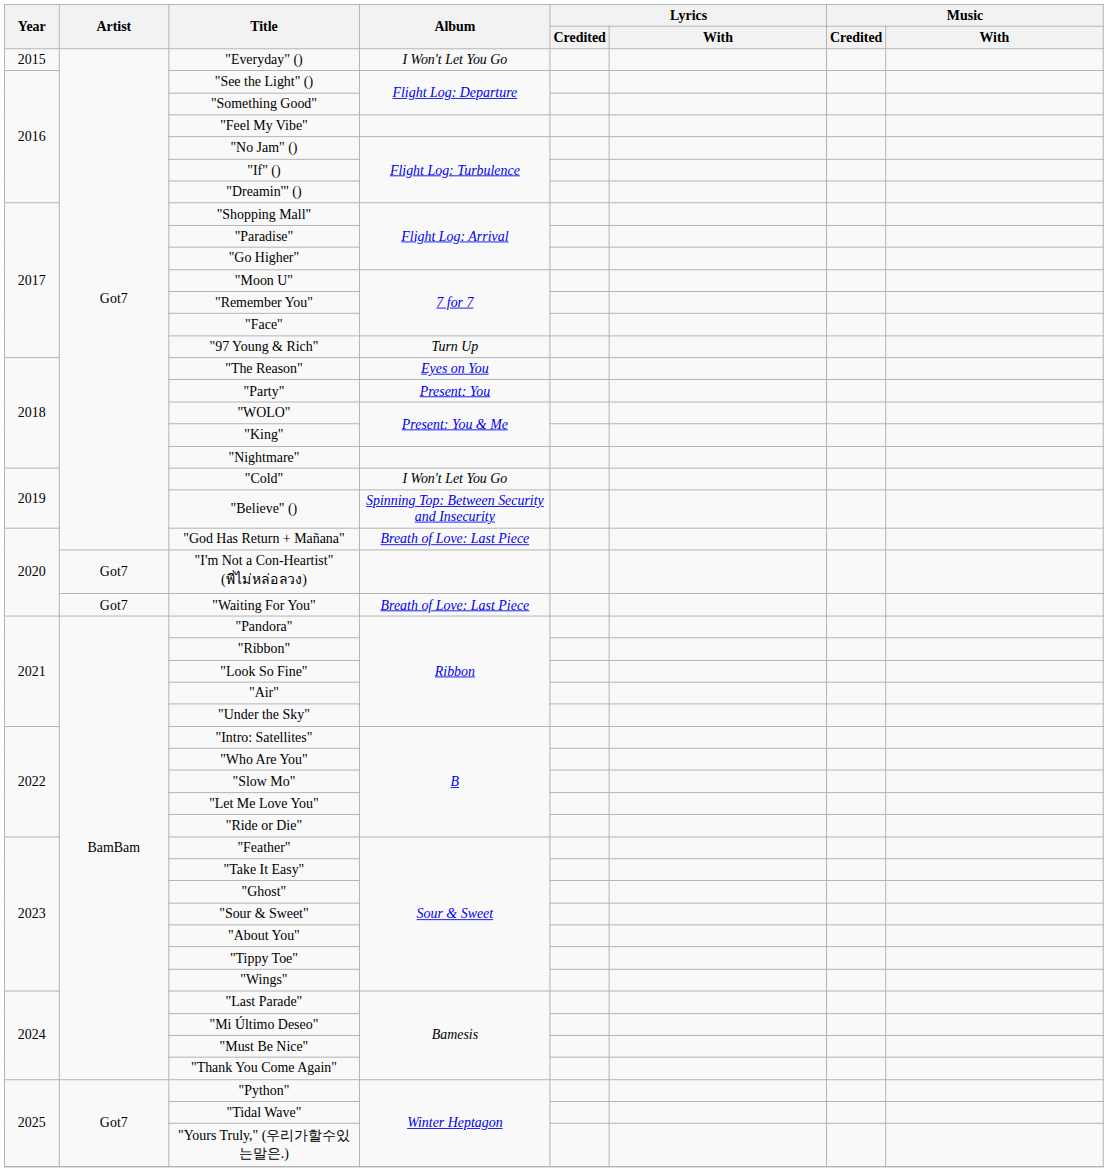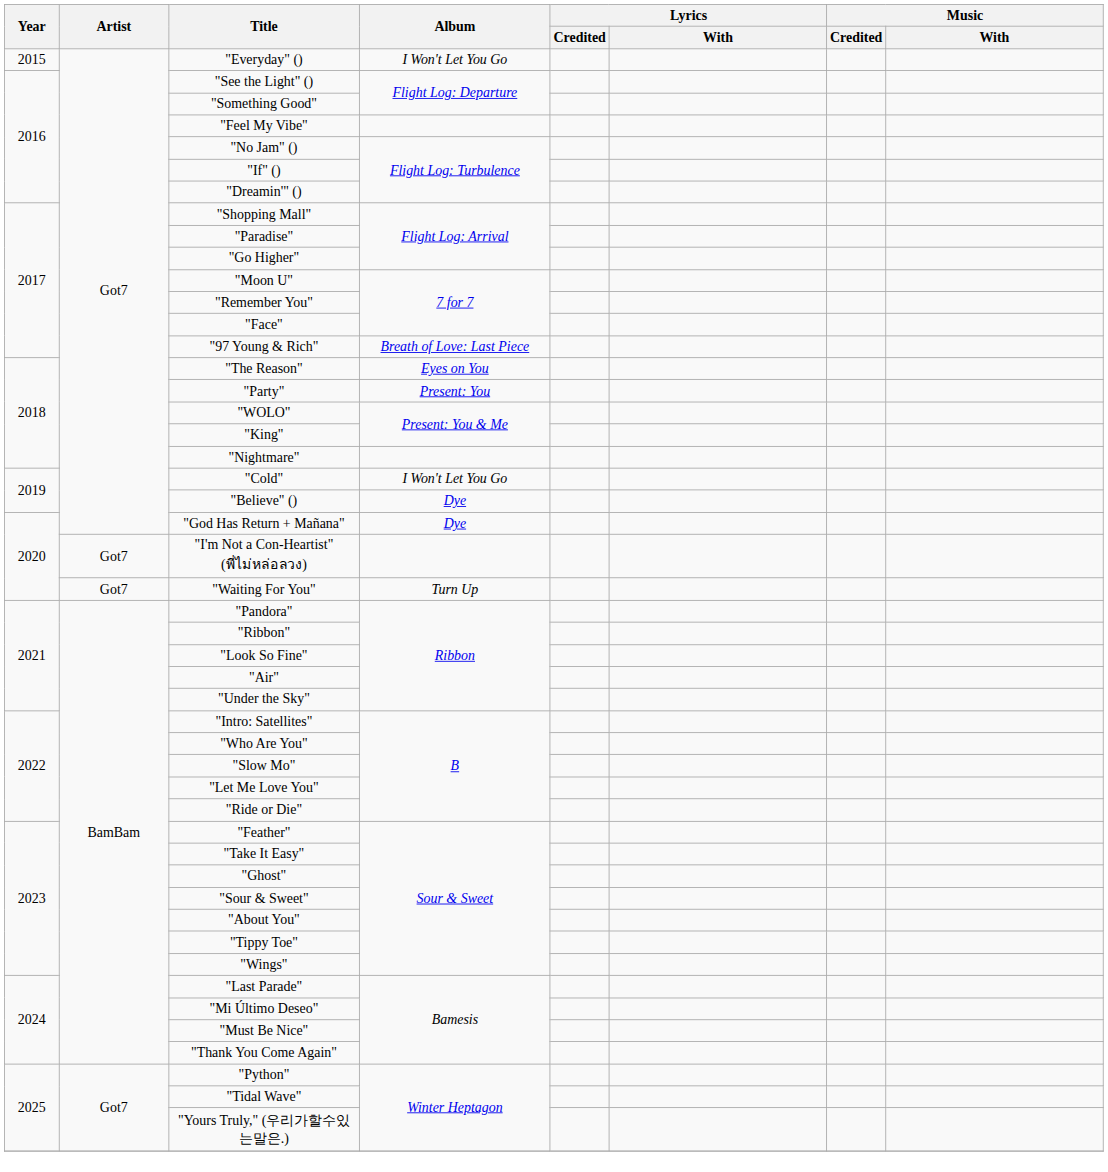(455, 346) Turn Up -> (455, 346) Breath of Love: Last Piece
(455, 509) Spinning Top: Between Security and Insecurity -> (455, 501) Dye
(455, 538) Breath of Love: Last Piece -> (455, 523) Dye
(455, 604) Breath of Love: Last Piece -> (455, 589) Turn Up
